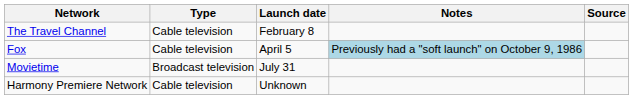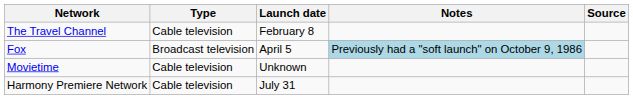(192, 49) Cable television -> (203, 49) Broadcast television
(203, 67) Broadcast television -> (192, 67) Cable television
(277, 67) July 31 -> (283, 67) Unknown
(283, 85) Unknown -> (277, 85) July 31
